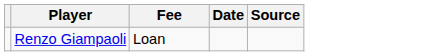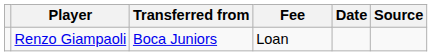+ column: (191, 16)
